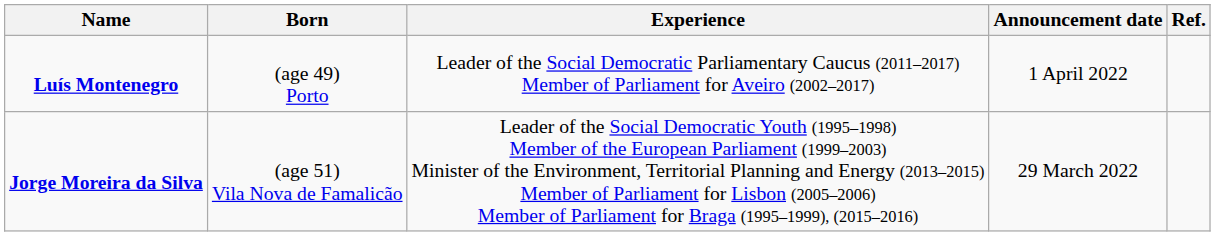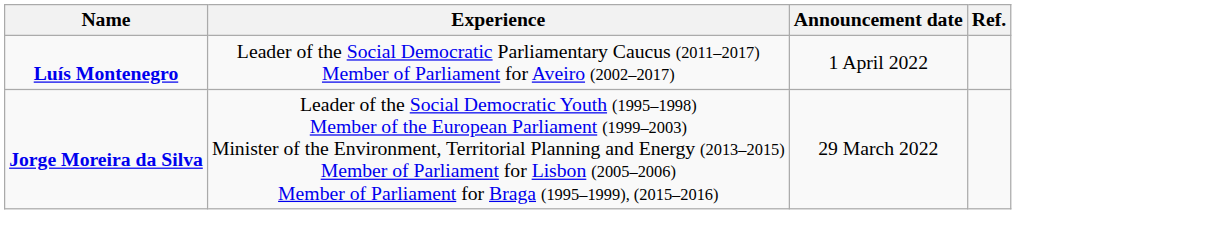- column: (307, 20)
